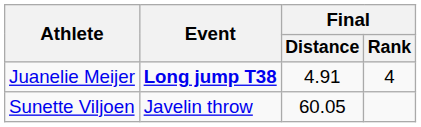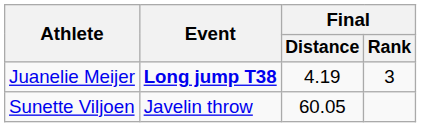(322, 77) 4.91 -> (322, 77) 4.19
(389, 77) 4 -> (389, 77) 3
